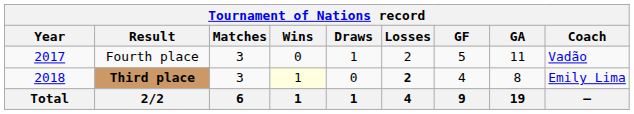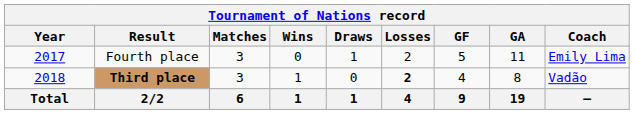(568, 57) Vadão -> (587, 57) Emily Lima
(298, 78) lightyellow background -> (298, 78) no background
(587, 78) Emily Lima -> (568, 78) Vadão
